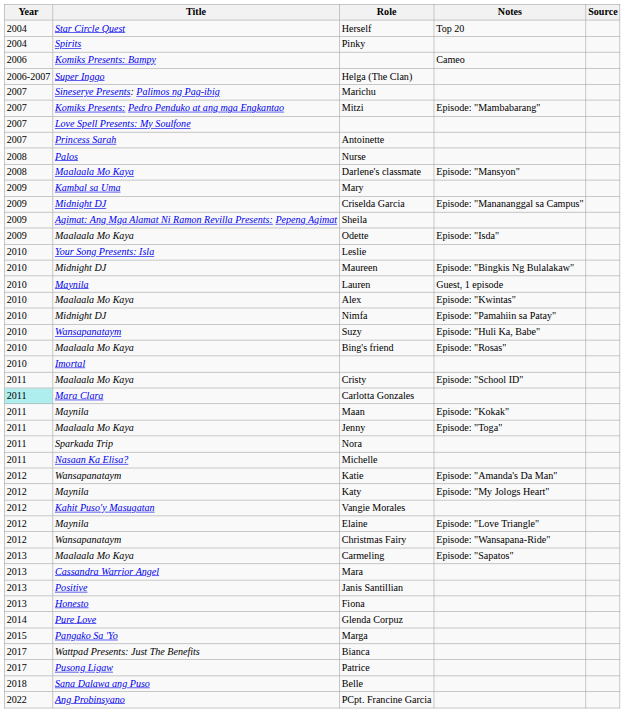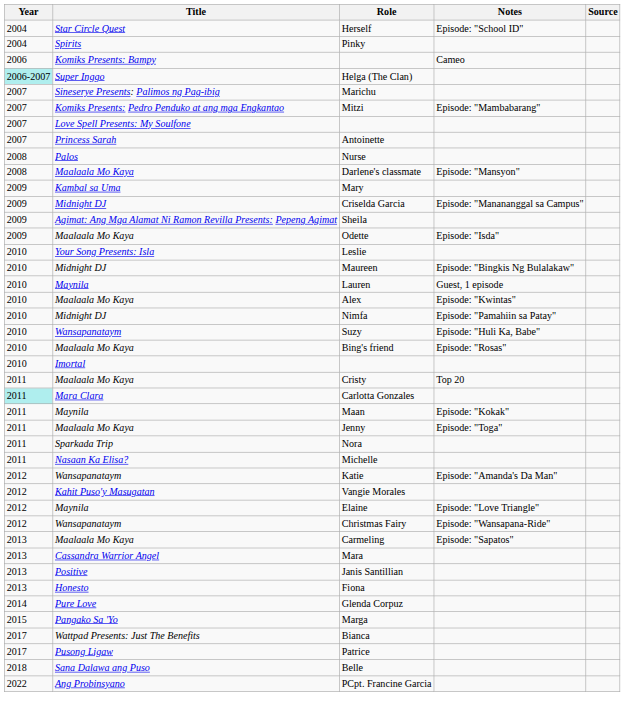(450, 28) Top 20 -> (480, 28) Episode: "School ID"
(28, 76) no background -> (28, 76) paleturquoise background
(480, 380) Episode: "School ID" -> (450, 380) Top 20
- row: (72, 492)
